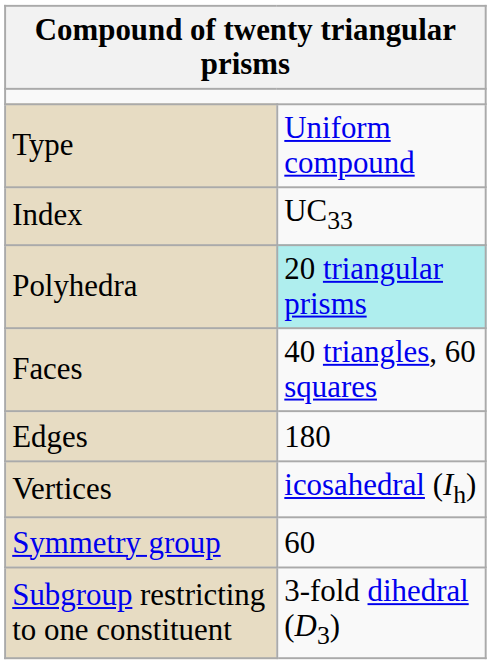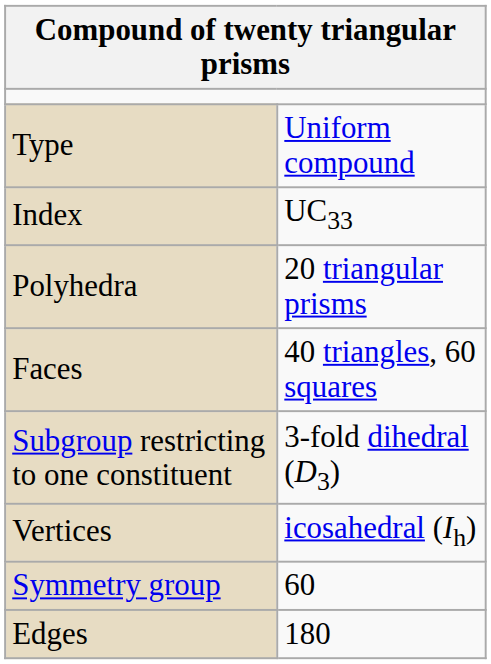(364, 285) paleturquoise background -> (364, 285) no background
rows swapped: (50, 436) <-> (139, 612)
